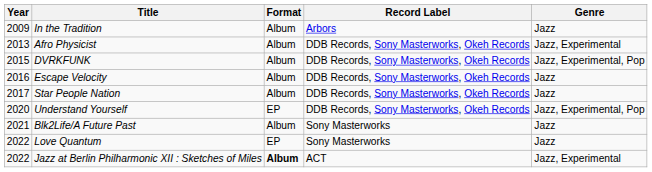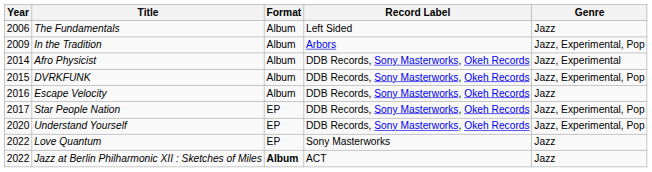+ row: (77, 28)
(545, 28) Jazz -> (590, 45) Jazz, Experimental, Pop
(18, 45) 2013 -> (18, 61) 2014
(281, 93) Album -> (273, 110) EP
(545, 93) Jazz -> (590, 110) Jazz, Experimental, Pop
- row: (85, 126)
(578, 158) Jazz, Experimental -> (545, 158) Jazz
